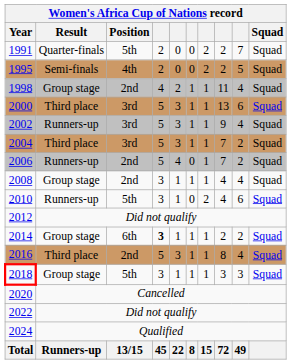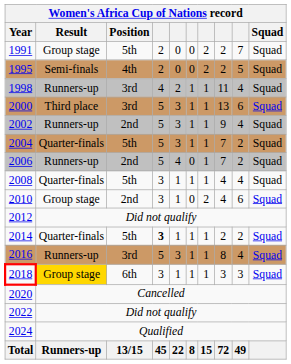(71, 50) Quarter-finals -> (71, 50) Group stage
(71, 87) Group stage -> (71, 87) Runners-up
(129, 87) 2nd -> (129, 87) 3rd
(129, 124) 3rd -> (129, 124) 2nd
(71, 143) Third place -> (71, 143) Quarter-finals
(129, 143) 3rd -> (129, 143) 5th
(71, 180) Group stage -> (71, 180) Quarter-finals
(129, 180) 2nd -> (129, 180) 5th
(71, 198) Runners-up -> (71, 198) Group stage
(129, 198) 5th -> (129, 198) 2nd
(71, 236) Group stage -> (71, 236) Quarter-finals
(129, 236) 6th -> (129, 236) 5th
(71, 254) Third place -> (71, 254) Runners-up
(129, 254) 2nd -> (129, 254) 3rd
(72, 274) no background -> (72, 274) gold background
(129, 274) 5th -> (129, 274) 6th
